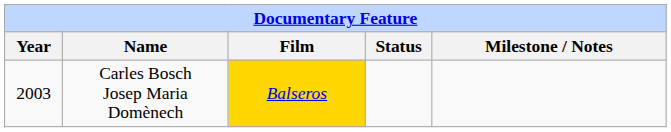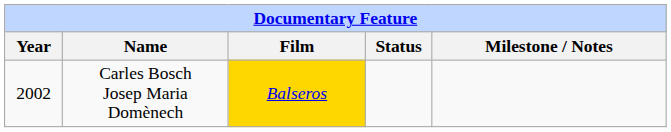(34, 93) 2003 -> (34, 93) 2002
